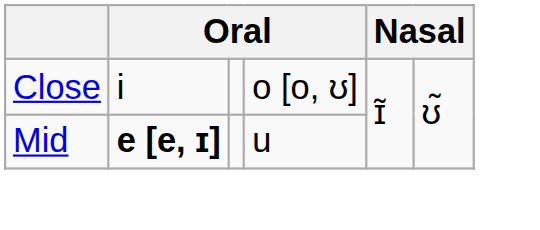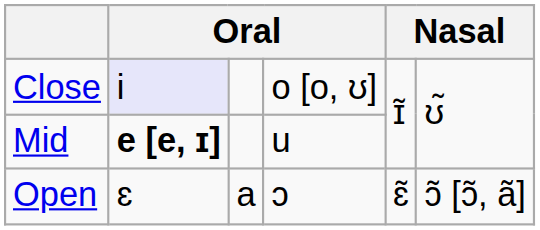(121, 86) no background -> (121, 86) lavender background
+ row: (55, 195)
